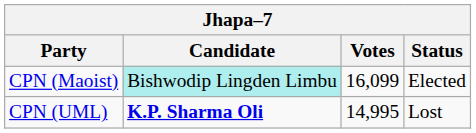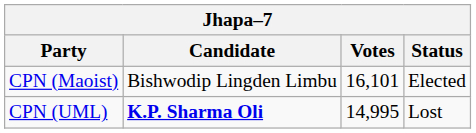(232, 81) paleturquoise background -> (232, 81) no background
(372, 81) 16,099 -> (372, 81) 16,101
